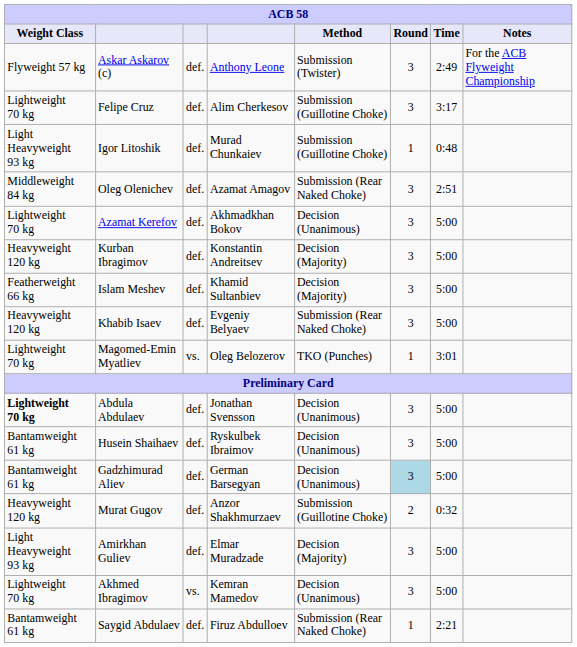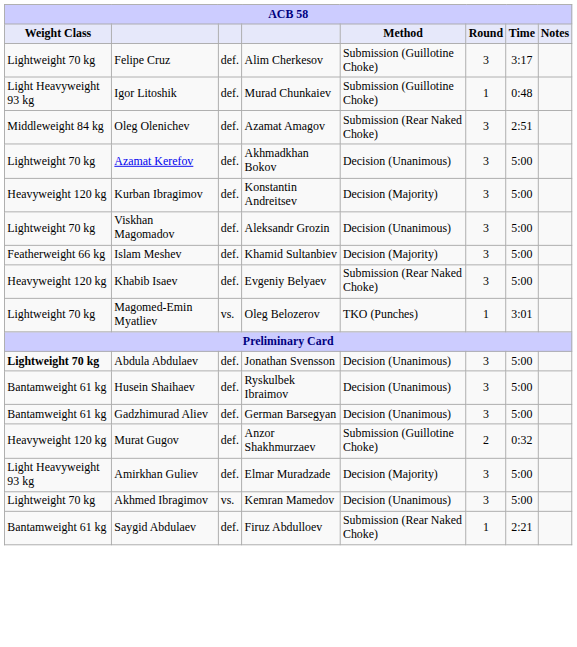- row: (134, 67)
+ row: (144, 228)
(411, 477) lightblue background -> (486, 414) no background
